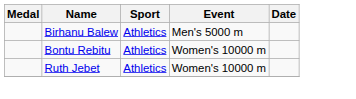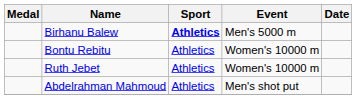(145, 32) normal -> (196, 32) bold
+ row: (105, 86)
